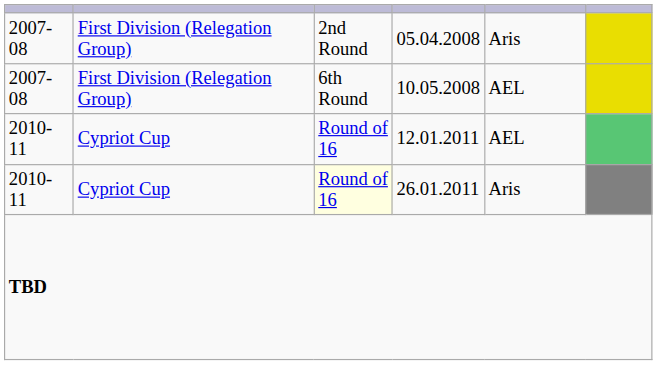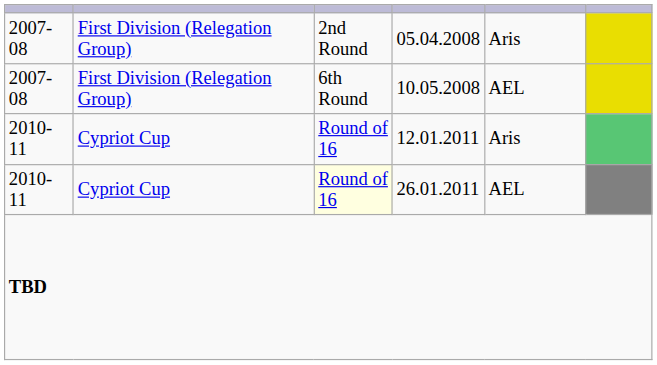(507, 138) AEL -> (505, 138) Aris
(505, 189) Aris -> (507, 189) AEL
